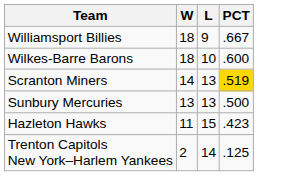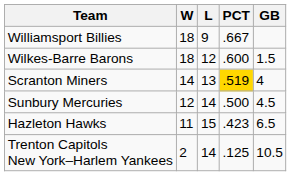+ column: (270, 16)
(208, 59) 10 -> (208, 59) 12
(187, 102) 13 -> (187, 102) 12
(208, 102) 13 -> (208, 102) 14
